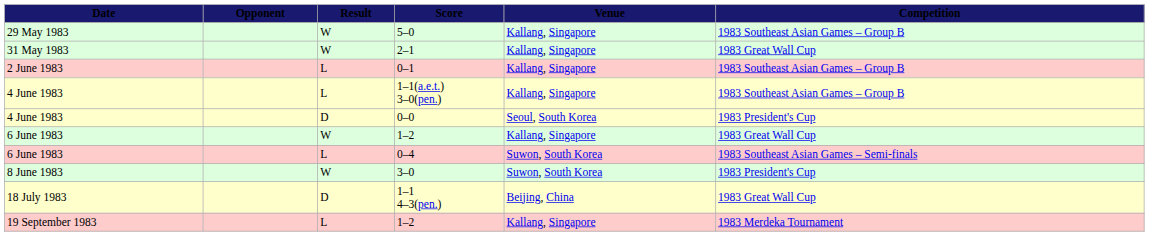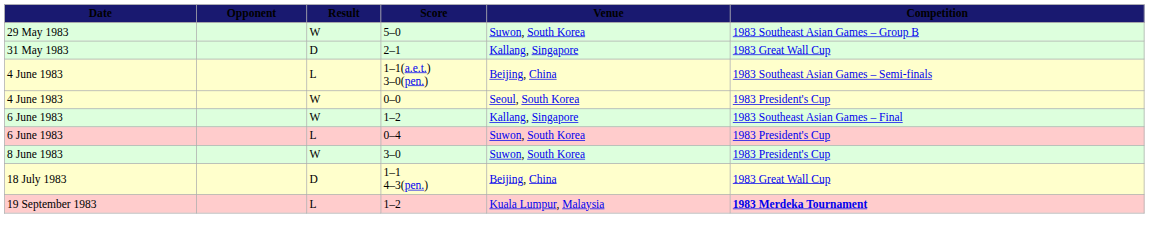(551, 31) Kallang, Singapore -> (537, 31) Suwon, South Korea
(326, 50) W -> (314, 50) D
- row: (35, 68)
(551, 93) Kallang, Singapore -> (523, 74) Beijing, China
(811, 93) 1983 Southeast Asian Games – Group B -> (832, 74) 1983 Southeast Asian Games – Semi-finals
(324, 117) D -> (315, 99) W
(767, 136) 1983 Great Wall Cup -> (818, 117) 1983 Southeast Asian Games – Final
(818, 154) 1983 Southeast Asian Games – Semi-finals -> (782, 136) 1983 President's Cup
(551, 222) Kallang, Singapore -> (547, 203) Kuala Lumpur, Malaysia
(781, 222) normal -> (800, 203) bold
